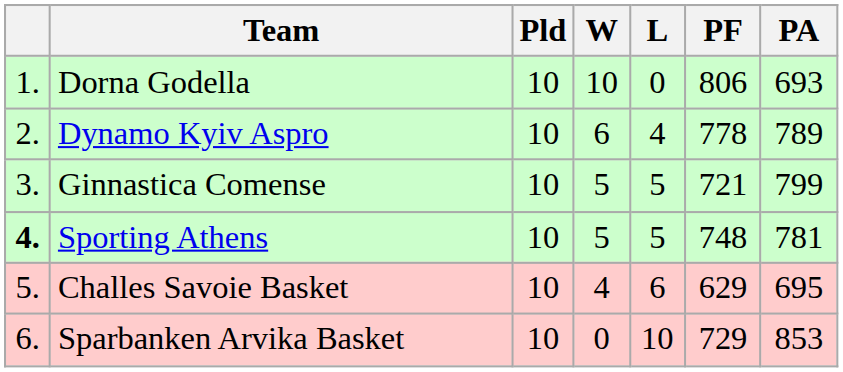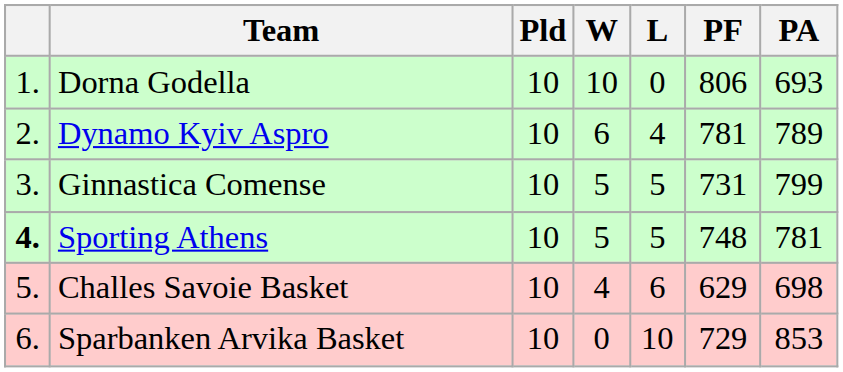(723, 133) 778 -> (723, 133) 781
(723, 184) 721 -> (723, 184) 731
(799, 287) 695 -> (799, 287) 698
